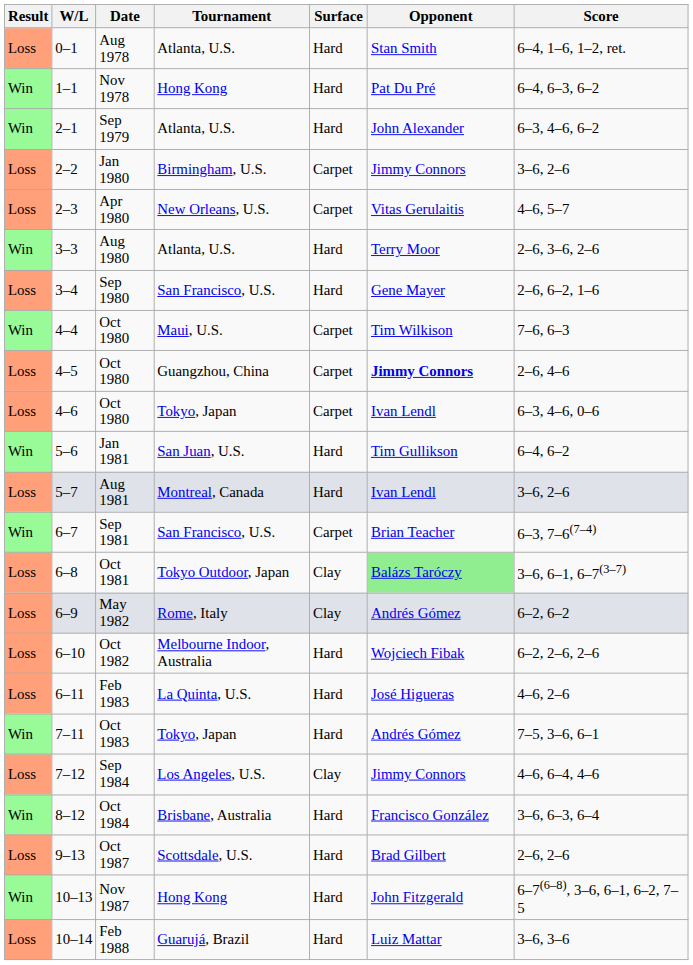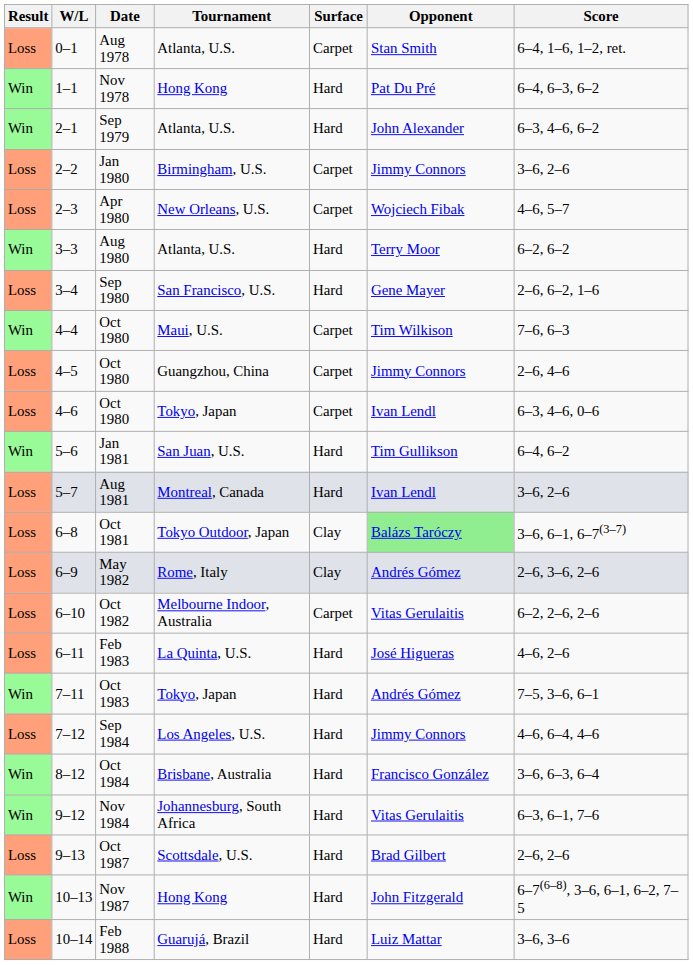(328, 48) Hard -> (333, 48) Carpet
(417, 209) Vitas Gerulaitis -> (418, 209) Wojciech Fibak
(558, 249) 2–6, 3–6, 2–6 -> (543, 249) 6–2, 6–2
(422, 370) bold -> (418, 370) normal
- row: (66, 532)
(543, 613) 6–2, 6–2 -> (558, 572) 2–6, 3–6, 2–6
(328, 653) Hard -> (333, 613) Carpet
(418, 653) Wojciech Fibak -> (417, 613) Vitas Gerulaitis
(327, 774) Clay -> (328, 734) Hard
+ row: (70, 814)
